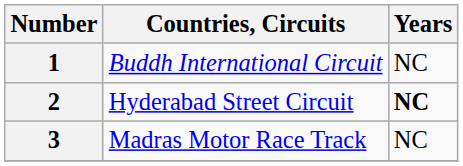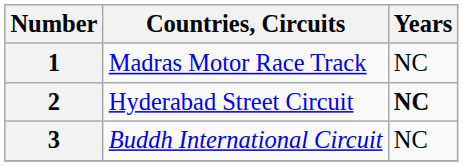(246, 62) Buddh International Circuit -> (238, 62) Madras Motor Race Track
(238, 140) Madras Motor Race Track -> (246, 140) Buddh International Circuit
